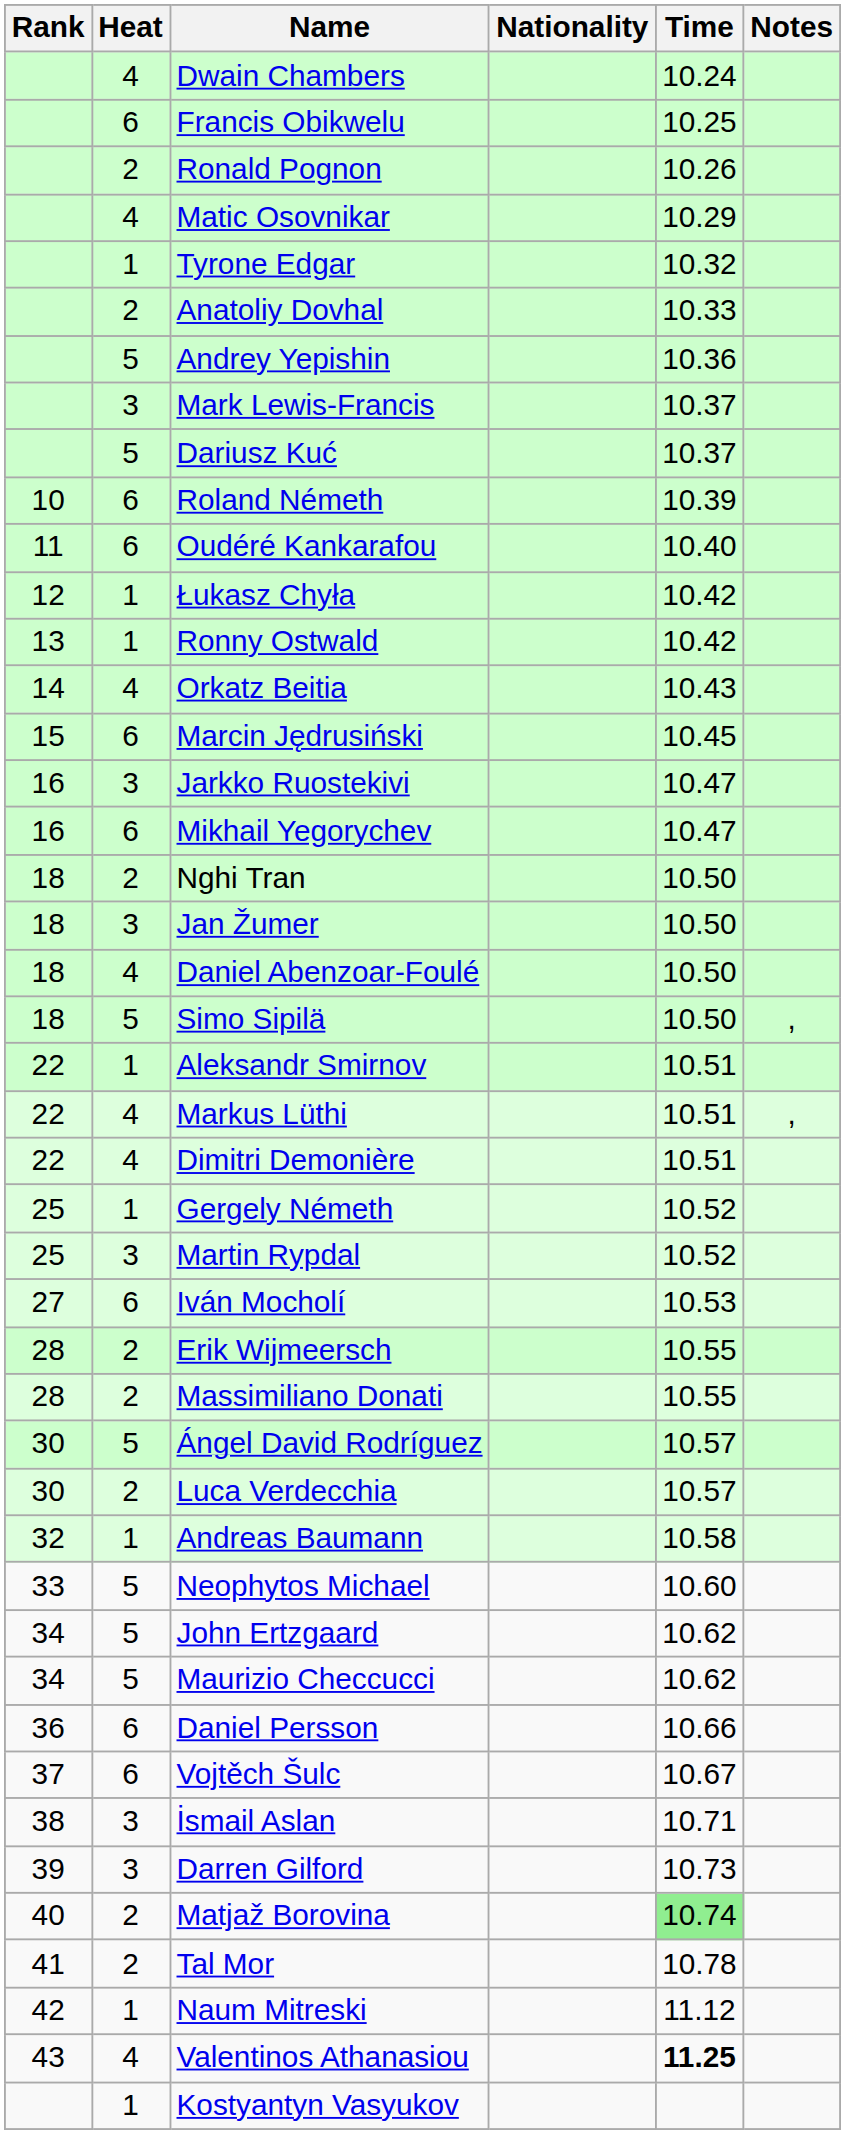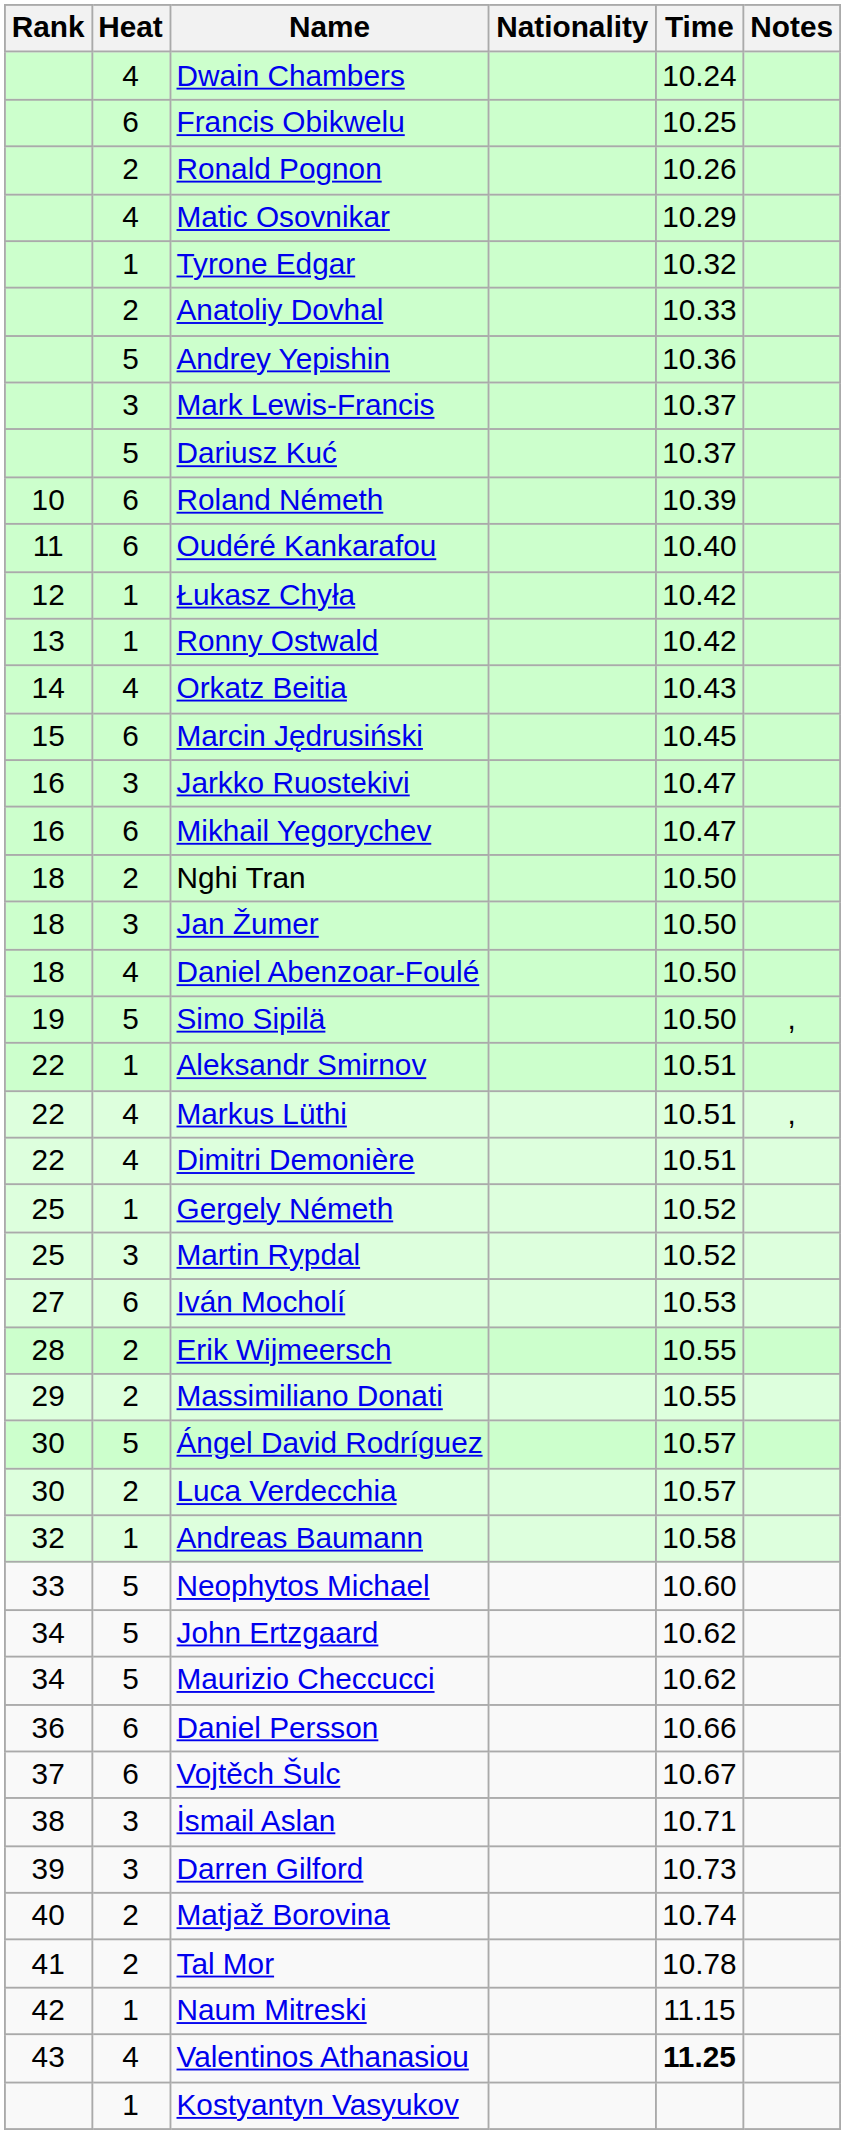(48, 1019) 18 -> (48, 1019) 19
(48, 1396) 28 -> (48, 1396) 29
(699, 1915) lightgreen background -> (699, 1915) no background
(699, 2010) 11.12 -> (699, 2010) 11.15
